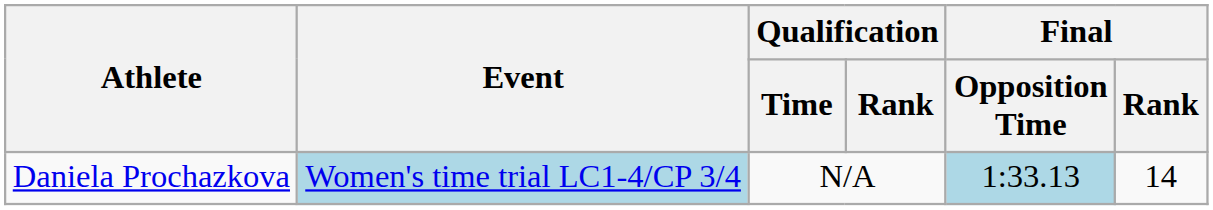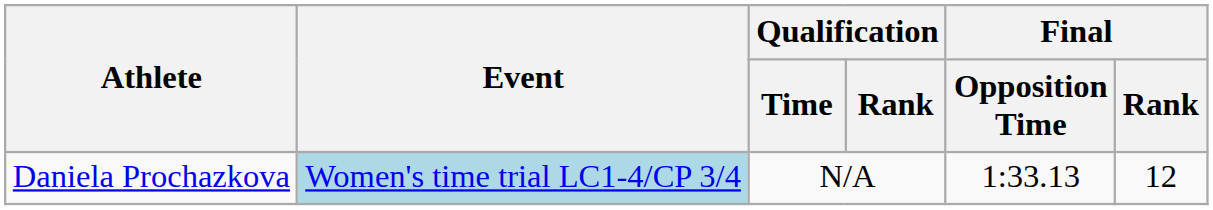(1031, 177) lightblue background -> (1031, 177) no background
(1161, 177) 14 -> (1161, 177) 12
